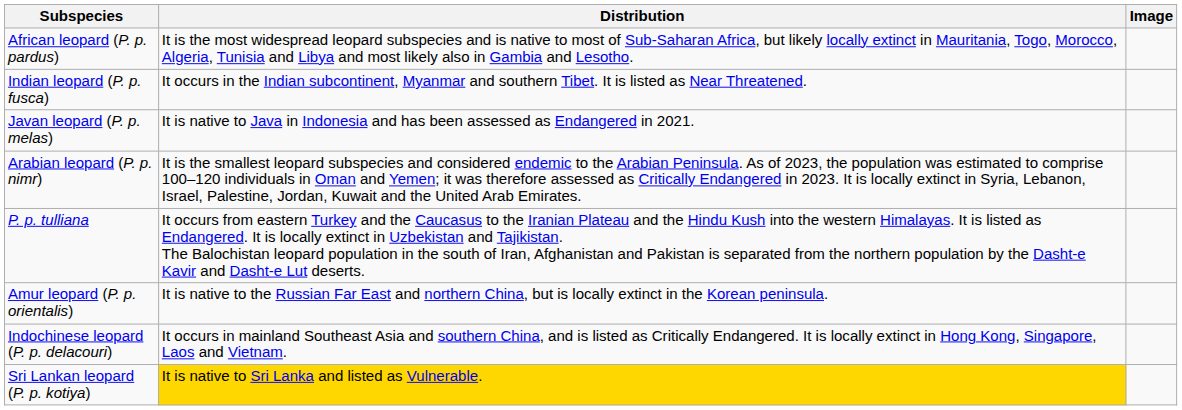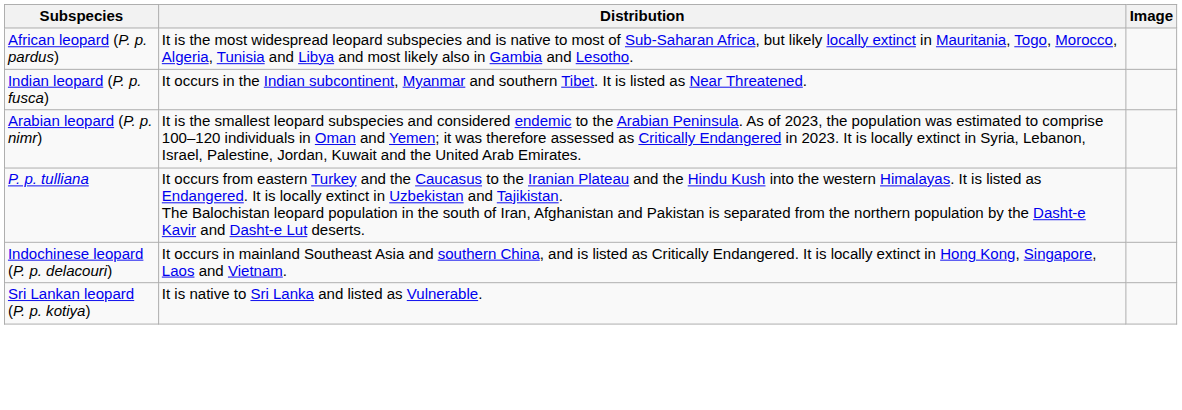- row: (74, 130)
- row: (72, 303)
(322, 376) gold background -> (322, 294) no background
